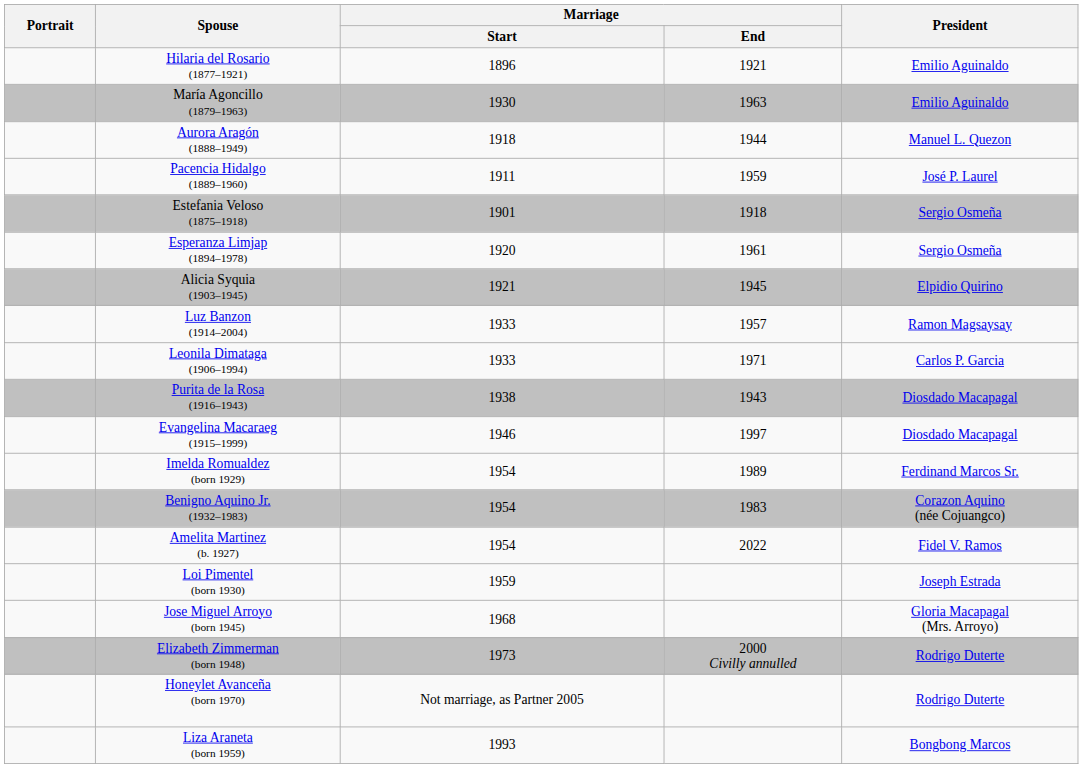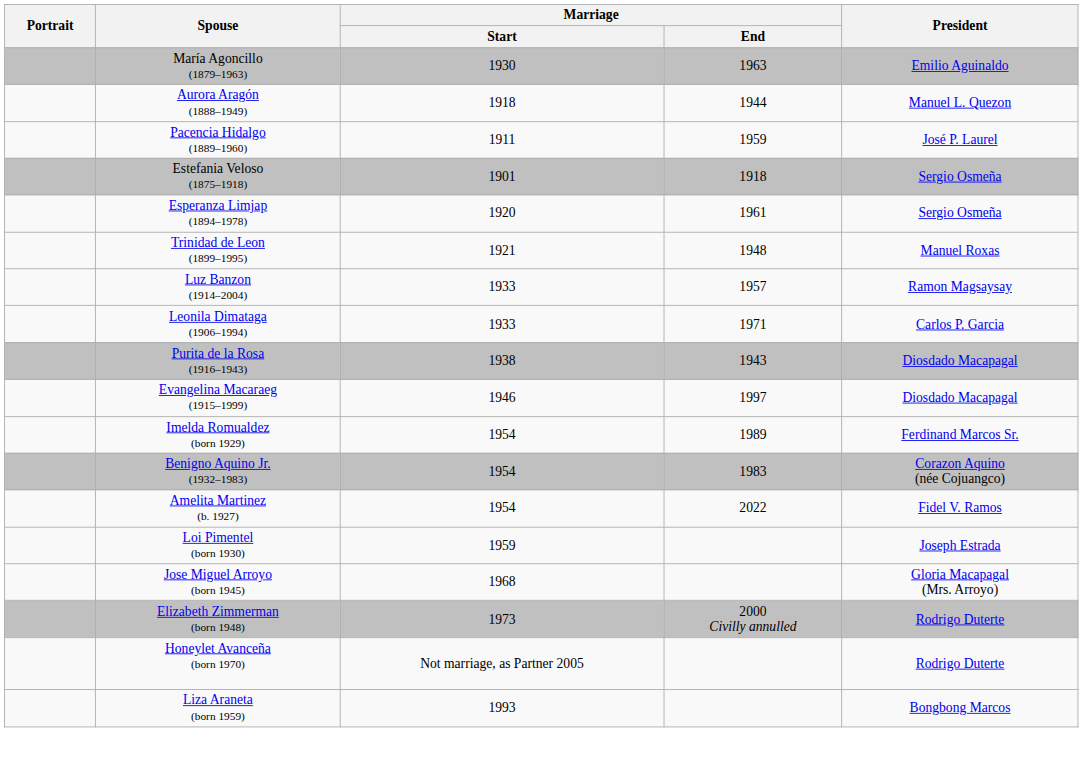- row: (218, 66)
+ row: (218, 250)
- row: (218, 287)
